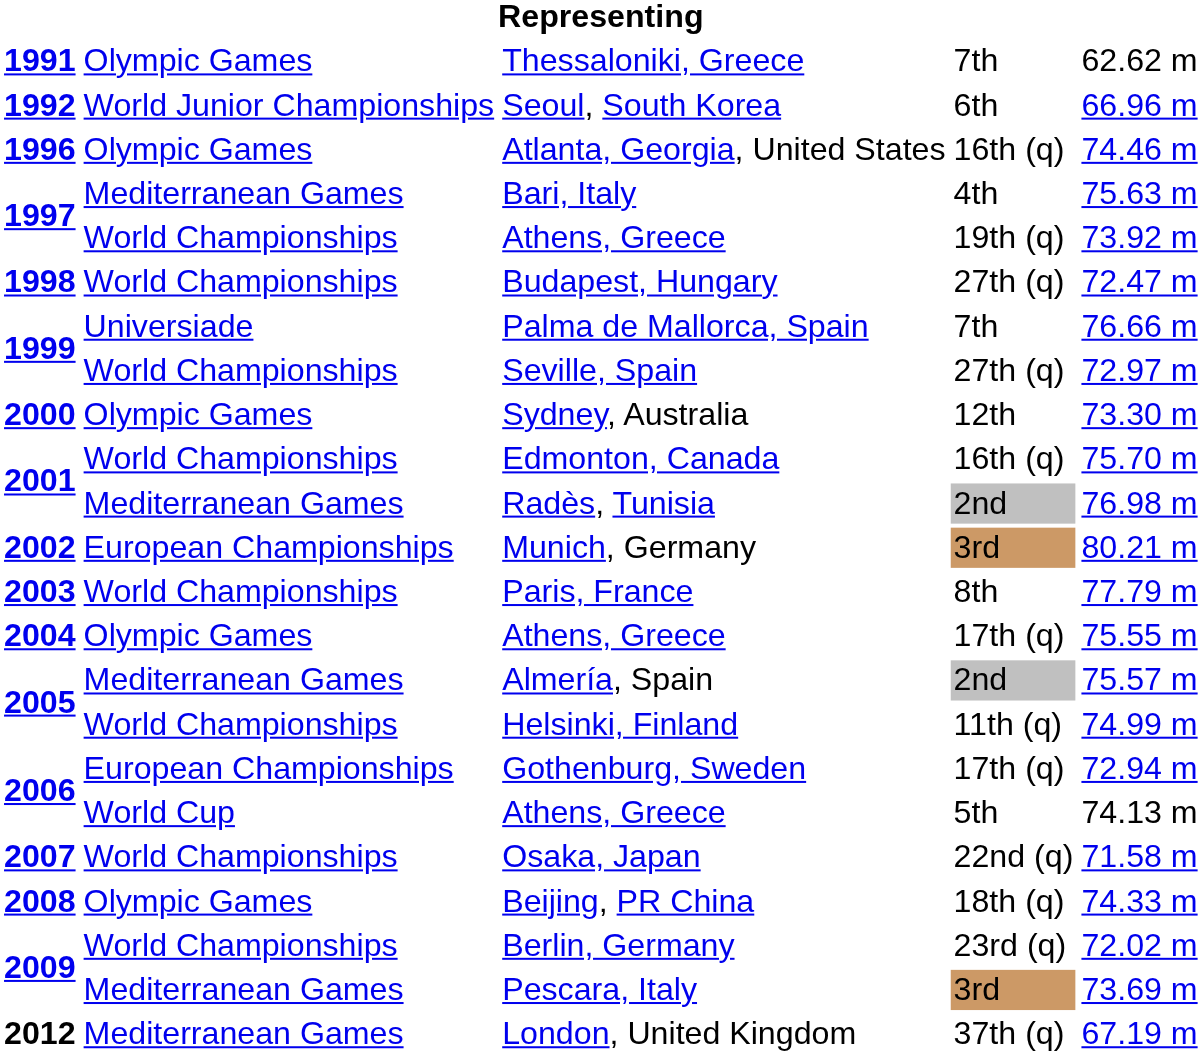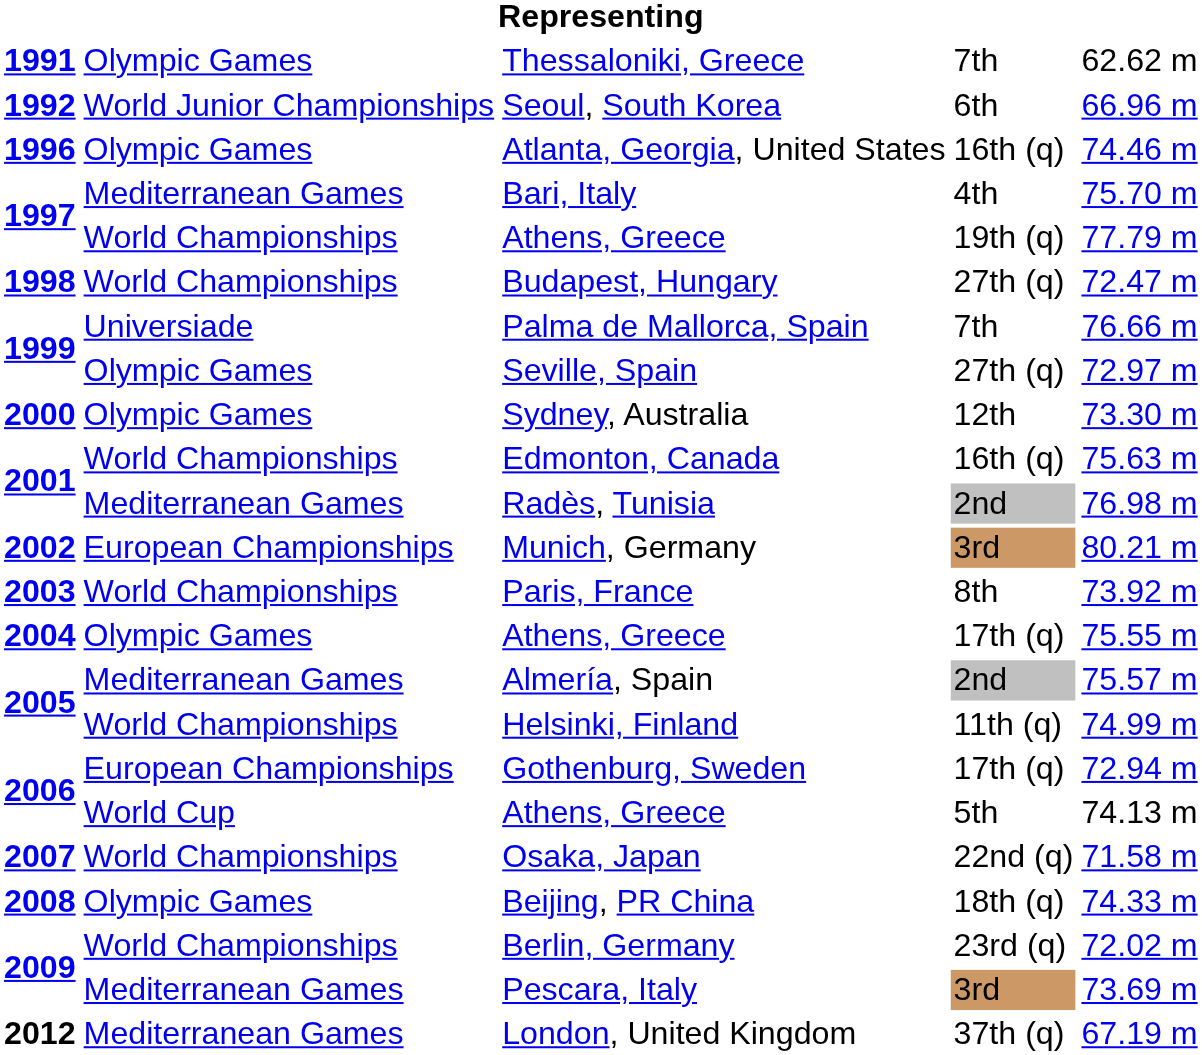(1140, 193) 75.63 m -> (1140, 193) 75.70 m
(1140, 237) 73.92 m -> (1140, 237) 77.79 m
(241, 370) World Championships -> (198, 370) Olympic Games
(1140, 458) 75.70 m -> (1140, 458) 75.63 m
(1140, 591) 77.79 m -> (1140, 591) 73.92 m
